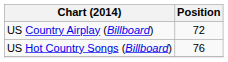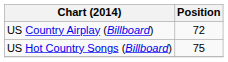(199, 48) 76 -> (199, 48) 75
